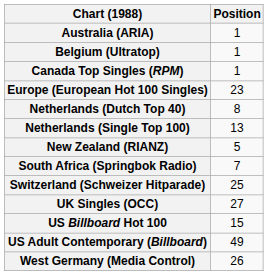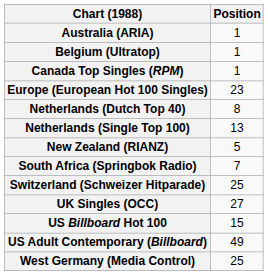(237, 261) 26 -> (237, 261) 25
